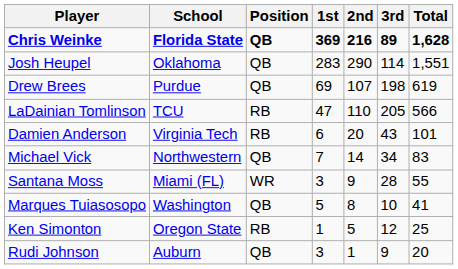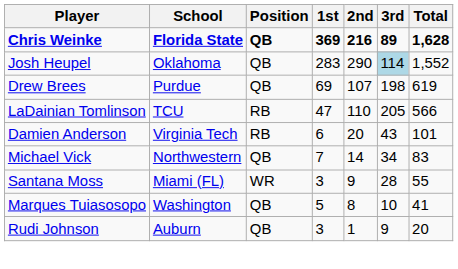(392, 63) no background -> (392, 63) lightblue background
(431, 63) 1,551 -> (431, 63) 1,552
- row: (55, 228)
